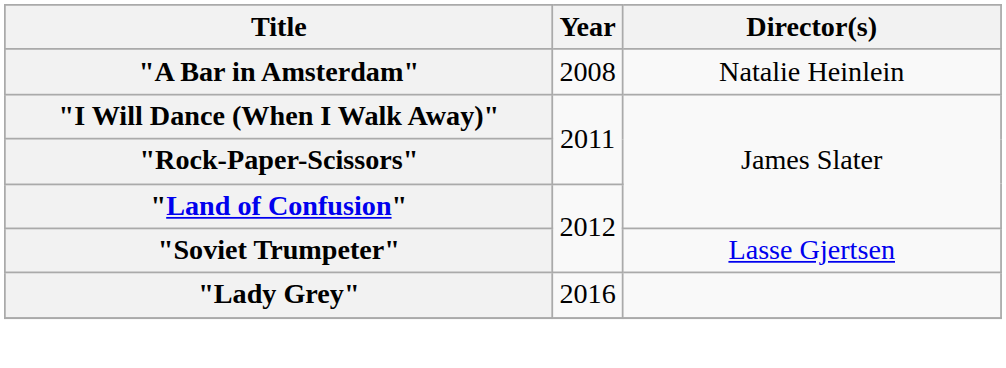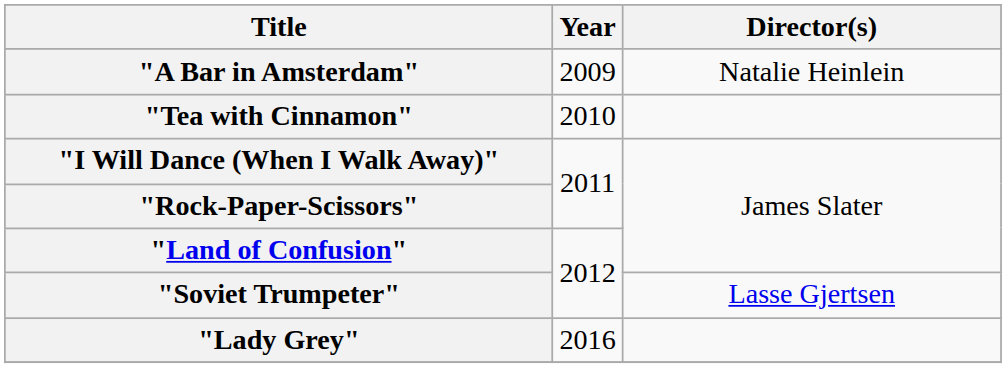(588, 71) 2008 -> (588, 71) 2009
+ row: (279, 116)
